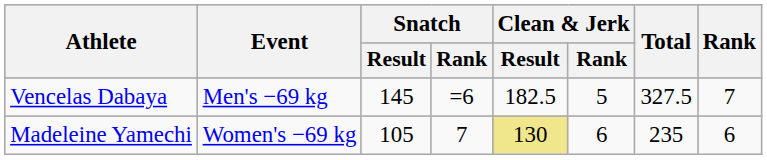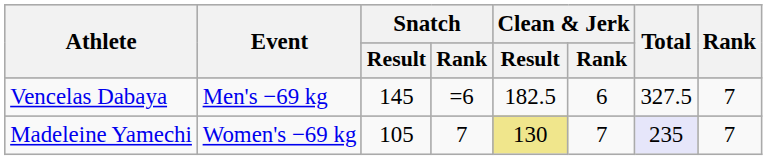(602, 97) 5 -> (602, 97) 6
(602, 135) 6 -> (602, 135) 7
(666, 135) no background -> (666, 135) lavender background
(729, 135) 6 -> (729, 135) 7
